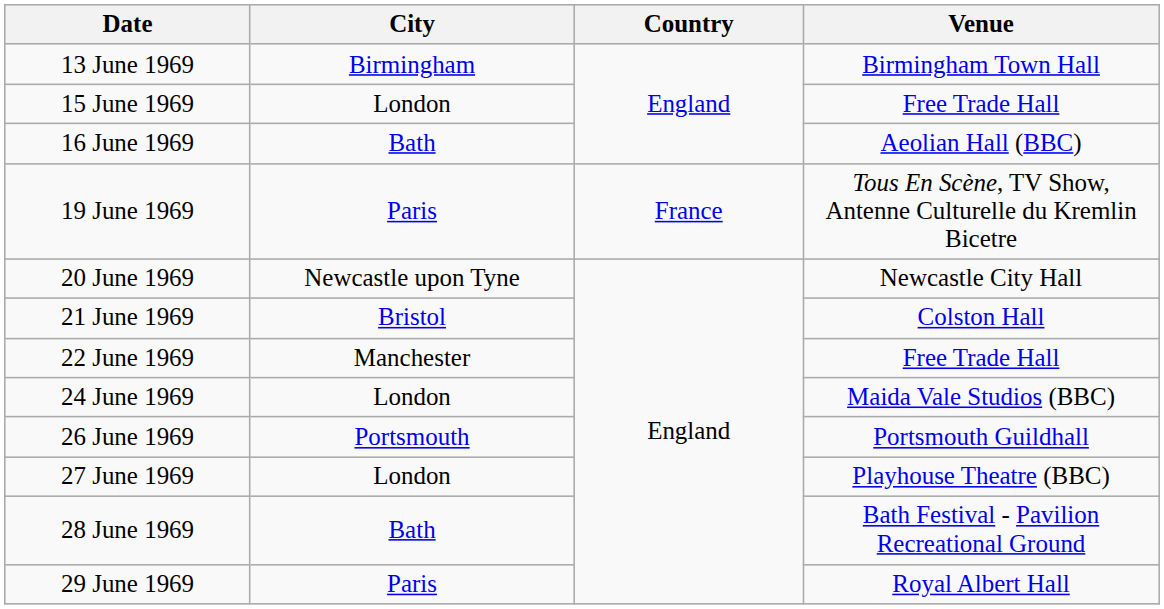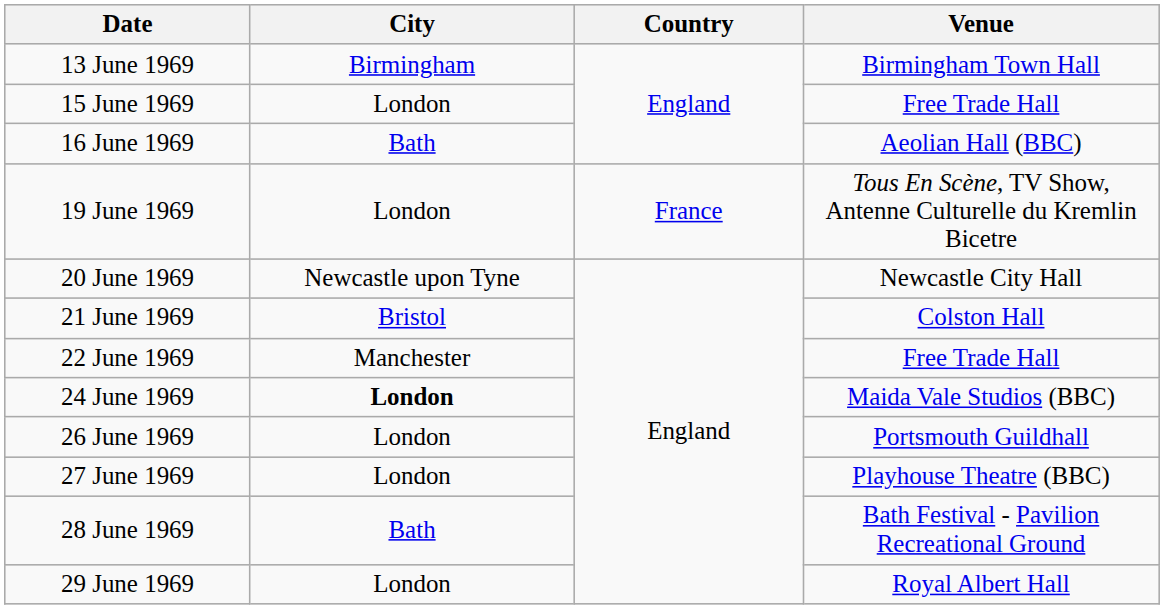(412, 210) Paris -> (412, 210) London
(412, 397) normal -> (412, 397) bold
(412, 436) Portsmouth -> (412, 436) London
(412, 583) Paris -> (412, 583) London
